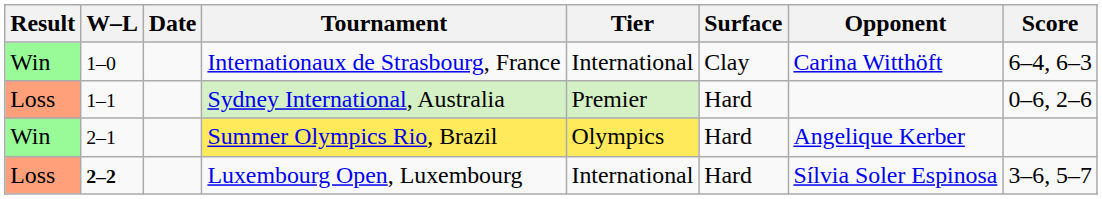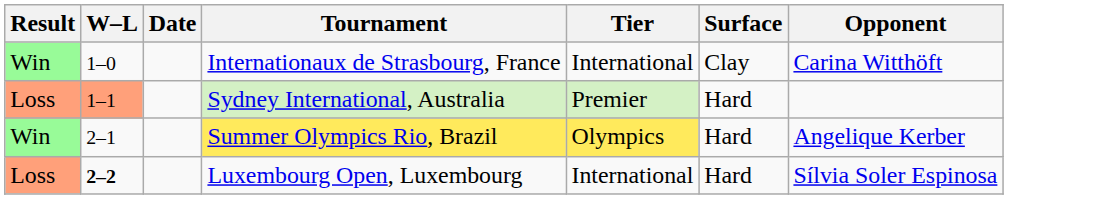- column: (1050, 23)
(101, 100) no background -> (101, 100) lightsalmon background
